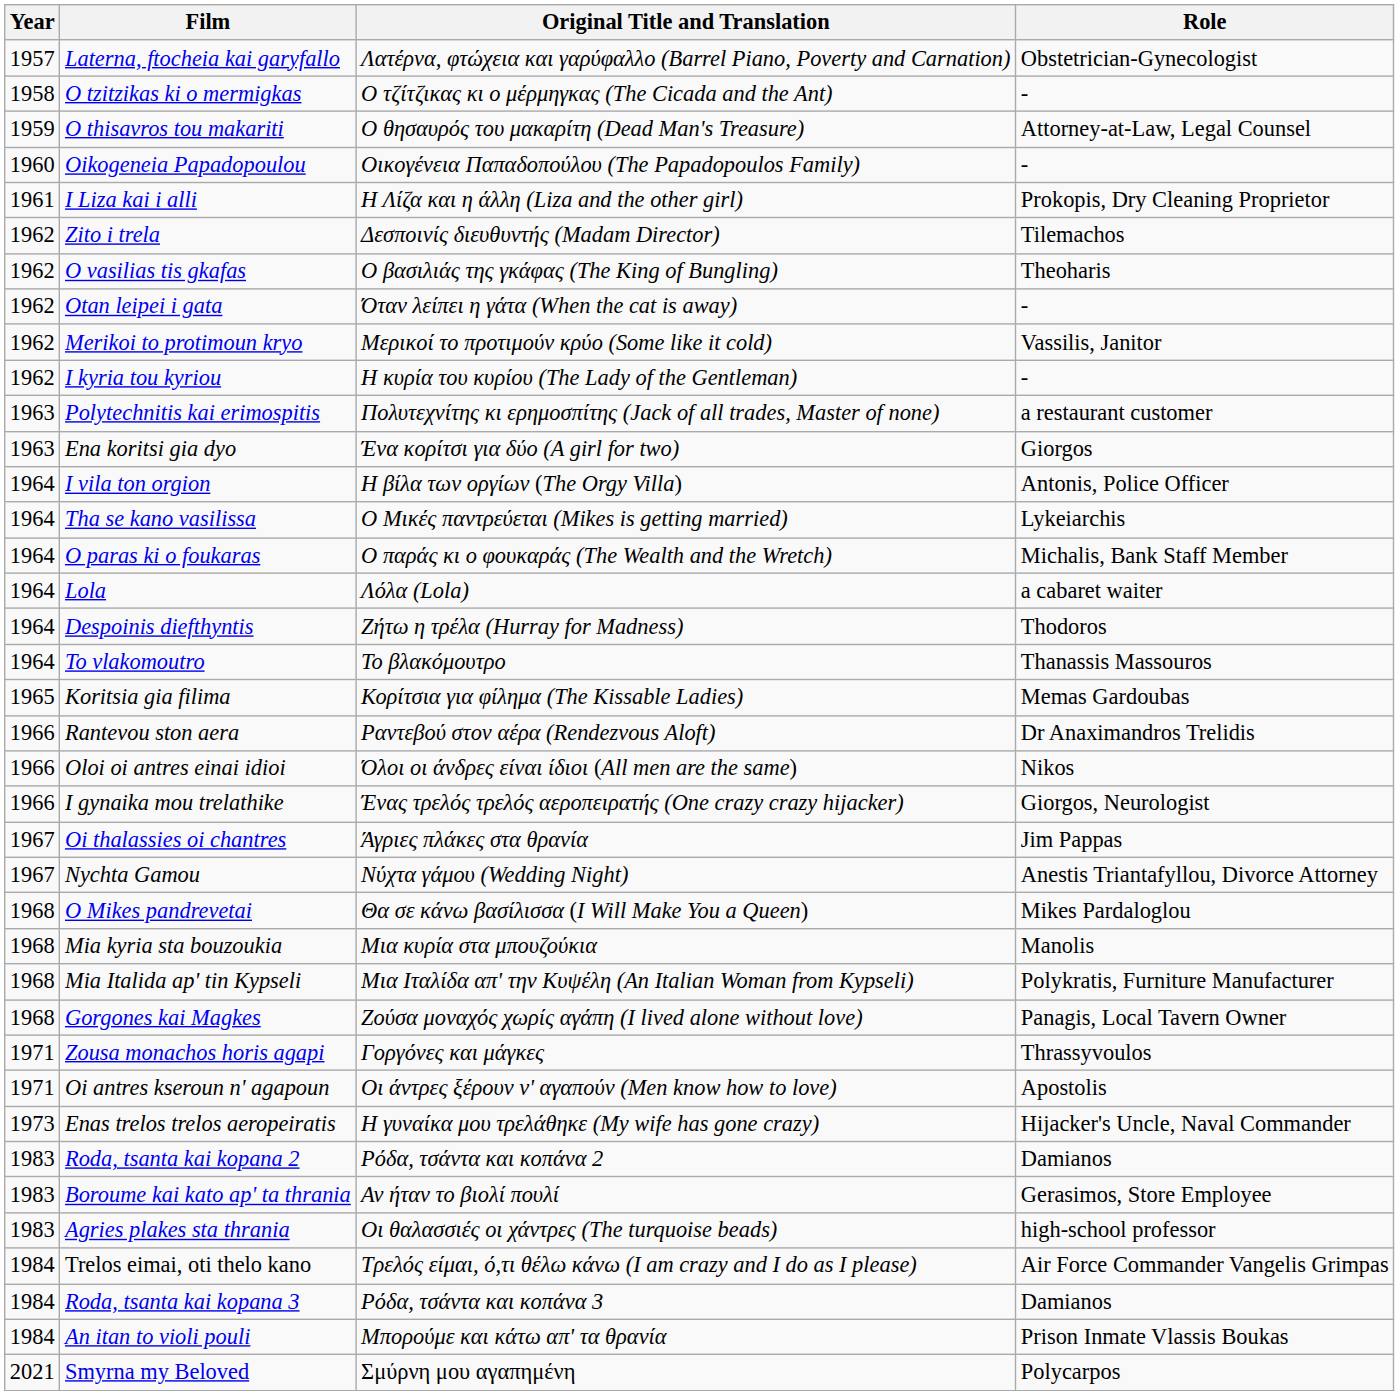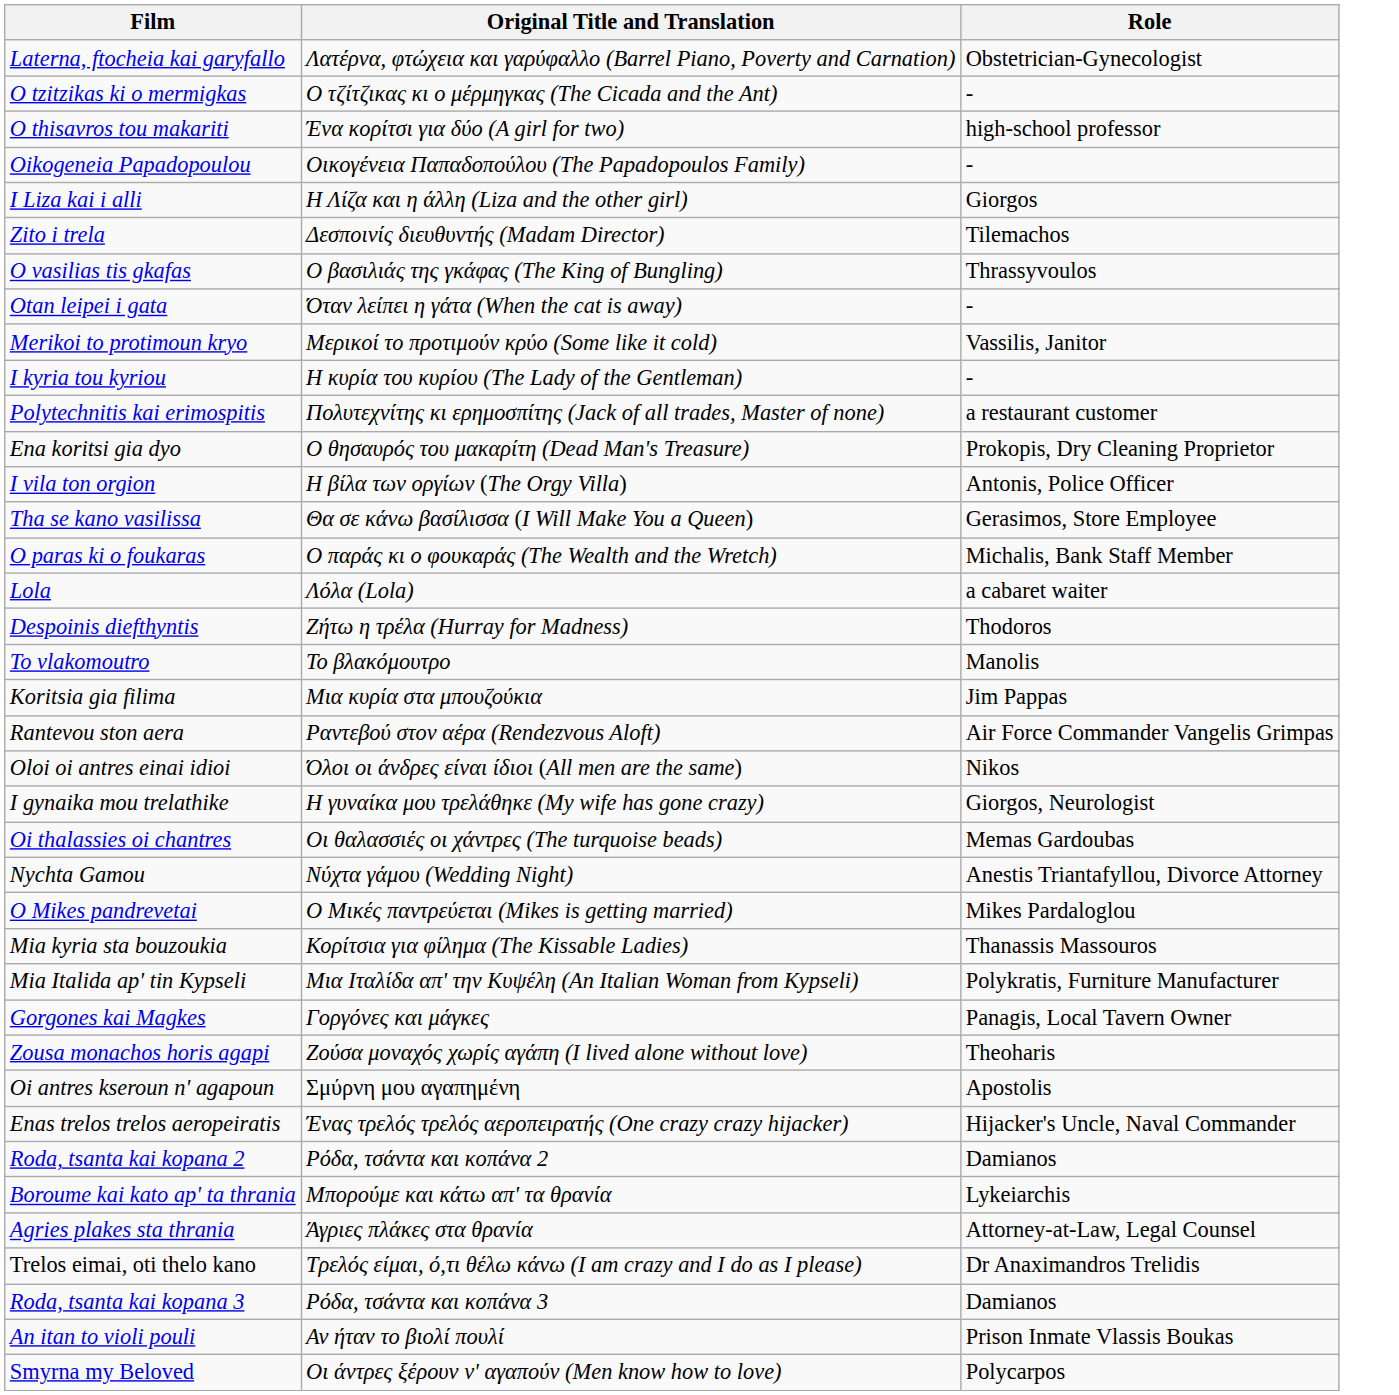- column: (32, 22)
(583, 128) Ο θησαυρός του μακαρίτη (Dead Man's Treasure) -> (465, 128) Ένα κορίτσι για δύο (A girl for two)
(1166, 128) Attorney-at-Law, Legal Counsel -> (1063, 128) high-school professor
(1175, 199) Prokopis, Dry Cleaning Proprietor -> (1002, 199) Giorgos
(1066, 270) Theoharis -> (1031, 270) Thrassyvoulos
(520, 448) Ένα κορίτσι για δύο (A girl for two) -> (528, 448) Ο θησαυρός του μακαρίτη (Dead Man's Treasure)
(1057, 448) Giorgos -> (1120, 448) Prokopis, Dry Cleaning Proprietor
(574, 519) Ο Μικές παντρεύεται (Mikes is getting married) -> (530, 519) Θα σε κάνω βασίλισσα (I Will Make You a Queen)
(1073, 519) Lykeiarchis -> (1091, 519) Gerasimos, Store Employee
(1116, 661) Thanassis Massouros -> (1002, 661) Manolis
(552, 697) Κορίτσια για φίλημα (The Kissable Ladies) -> (424, 697) Μια κυρία στα μπουζούκια
(1105, 697) Memas Gardoubas -> (1016, 697) Jim Pappas
(1138, 732) Dr Anaximandros Trelidis -> (1150, 732) Air Force Commander Vangelis Grimpas
(632, 803) Ένας τρελός τρελός αεροπειρατής (One crazy crazy hijacker) -> (535, 803) Η γυναίκα μου τρελάθηκε (My wife has gone crazy)
(475, 839) Άγριες πλάκες στα θρανία -> (514, 839) Οι θαλασσιές οι χάντρες (The turquoise beads)
(1072, 839) Jim Pappas -> (1050, 839) Memas Gardoubas
(585, 910) Θα σε κάνω βασίλισσα (I Will Make You a Queen) -> (519, 910) Ο Μικές παντρεύεται (Mikes is getting married)
(479, 945) Μια κυρία στα μπουζούκια -> (497, 945) Κορίτσια για φίλημα (The Kissable Ladies)
(1058, 945) Manolis -> (1061, 945) Thanassis Massouros
(612, 1016) Ζούσα μοναχός χωρίς αγάπη (I lived alone without love) -> (397, 1016) Γοργόνες και μάγκες
(453, 1052) Γοργόνες και μάγκες -> (557, 1052) Ζούσα μοναχός χωρίς αγάπη (I lived alone without love)
(1086, 1052) Thrassyvoulos -> (1010, 1052) Theoharis
(599, 1088) Οι άντρες ξέρουν ν' αγαπούν (Men know how to love) -> (413, 1088) Σμύρνη μου αγαπημένη
(590, 1123) Η γυναίκα μου τρελάθηκε (My wife has gone crazy) -> (577, 1123) Ένας τρελός τρελός αεροπειρατής (One crazy crazy hijacker)
(460, 1194) Αν ήταν το βιολί πουλί -> (459, 1194) Μπορούμε και κάτω απ' τα θρανία
(1146, 1194) Gerasimos, Store Employee -> (1018, 1194) Lykeiarchis
(569, 1230) Οι θαλασσιές οι χάντρες (The turquoise beads) -> (419, 1230) Άγριες πλάκες στα θρανία
(1118, 1230) high-school professor -> (1111, 1230) Attorney-at-Law, Legal Counsel
(1205, 1265) Air Force Commander Vangelis Grimpas -> (1083, 1265) Dr Anaximandros Trelidis
(514, 1336) Μπορούμε και κάτω απ' τα θρανία -> (405, 1336) Αν ήταν το βιολί πουλί
(468, 1372) Σμύρνη μου αγαπημένη -> (544, 1372) Οι άντρες ξέρουν ν' αγαπούν (Men know how to love)
